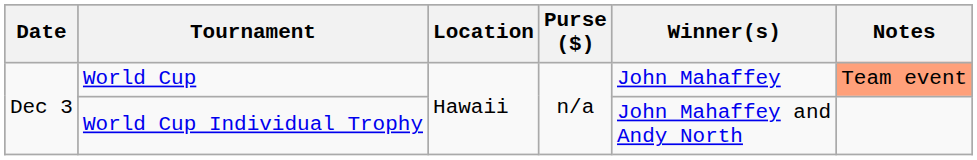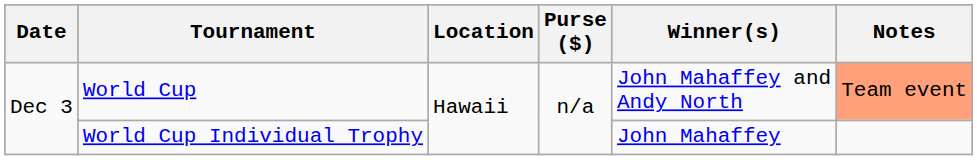(699, 80) John Mahaffey -> (724, 92) John Mahaffey and Andy North
(724, 126) John Mahaffey and Andy North -> (699, 138) John Mahaffey
